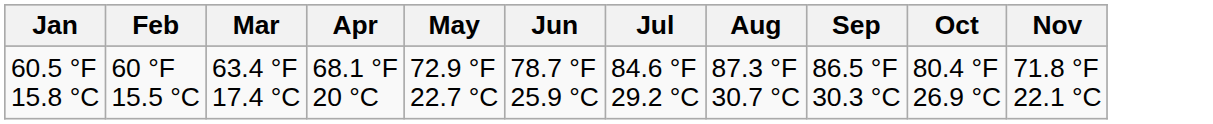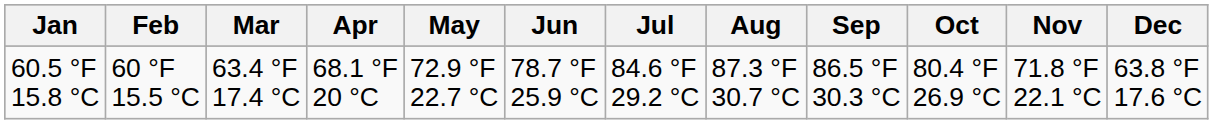+ column: (1158, 25)
